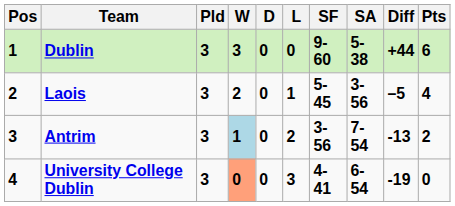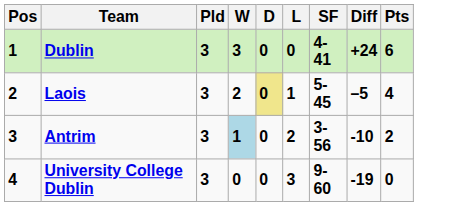- column: (365, 17)
(322, 51) 9-60 -> (322, 51) 4-41
(401, 51) +44 -> (364, 51) +24
(264, 94) no background -> (264, 94) khaki background
(399, 136) -13 -> (362, 136) -10
(237, 179) lightsalmon background -> (237, 179) no background
(322, 179) 4-41 -> (322, 179) 9-60
